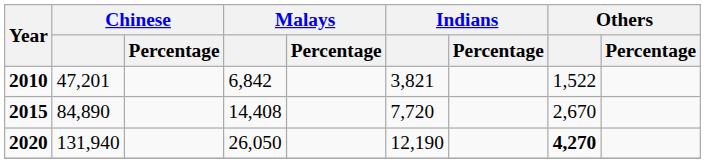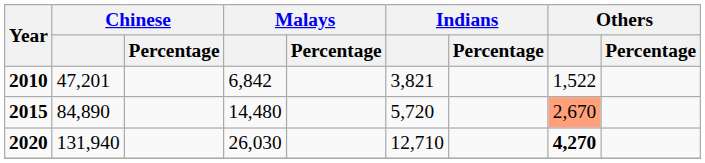(255, 111) 14,408 -> (255, 111) 14,480
(412, 111) 7,720 -> (412, 111) 5,720
(574, 111) no background -> (574, 111) lightsalmon background
(255, 142) 26,050 -> (255, 142) 26,030
(417, 142) 12,190 -> (417, 142) 12,710
